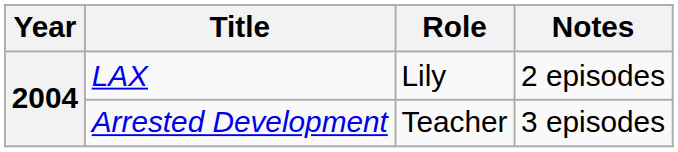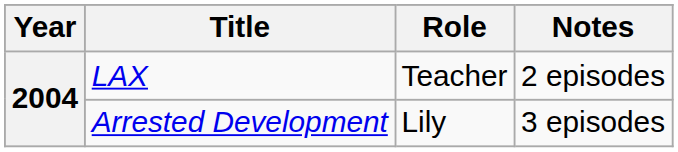(424, 75) Lily -> (454, 75) Teacher
(454, 122) Teacher -> (424, 122) Lily
